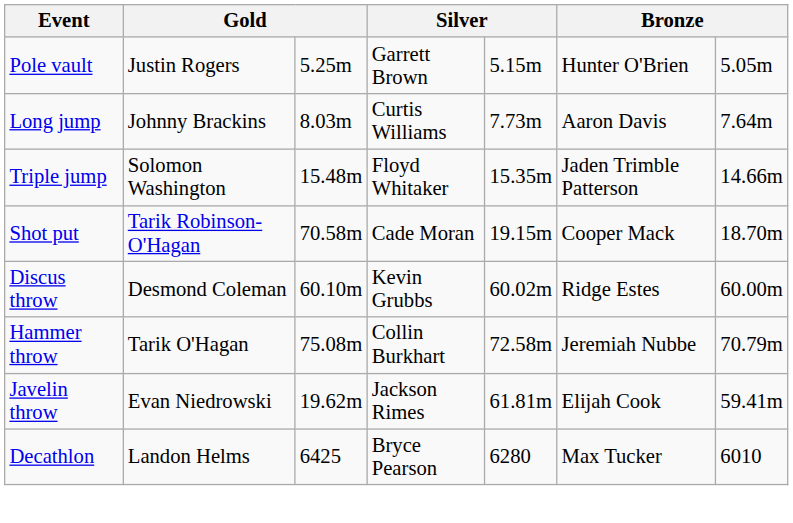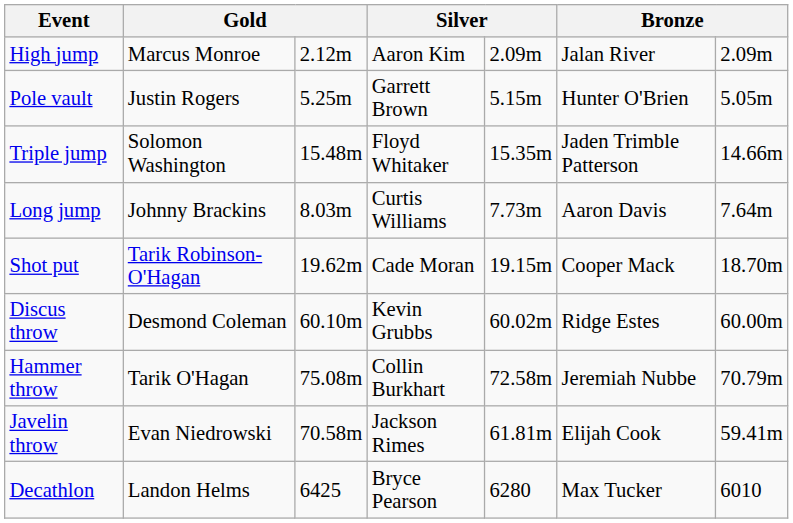+ row: (54, 53)
rows swapped: (55, 121) <-> (58, 177)
(331, 233) 70.58m -> (331, 265) 19.62m
(331, 400) 19.62m -> (331, 433) 70.58m
